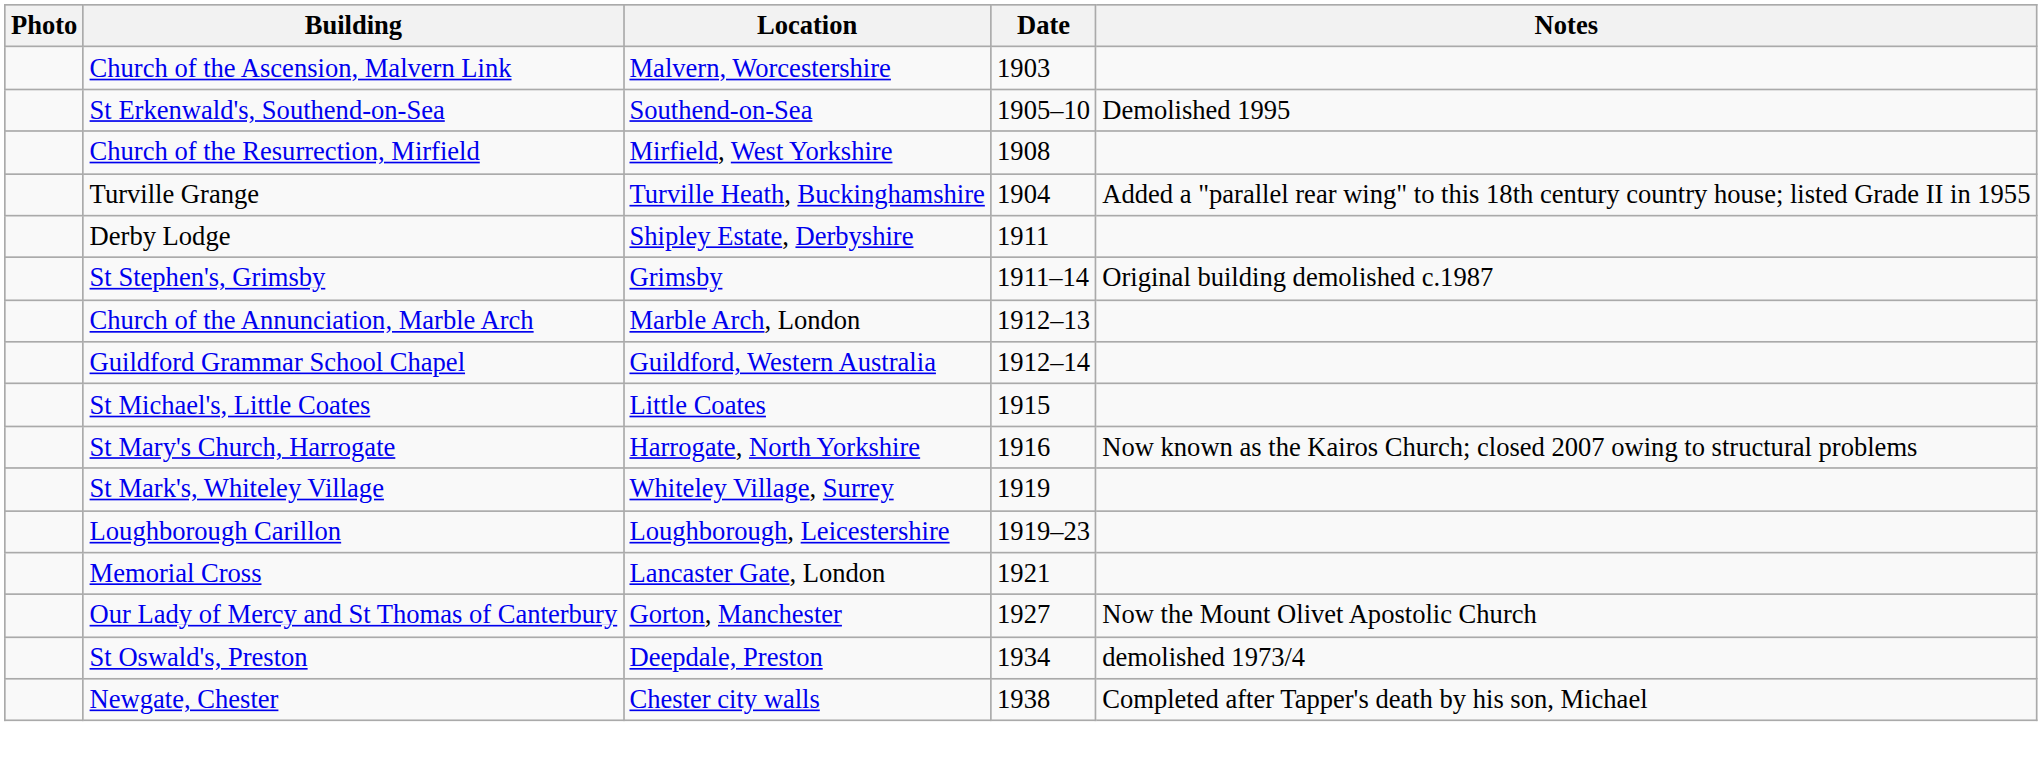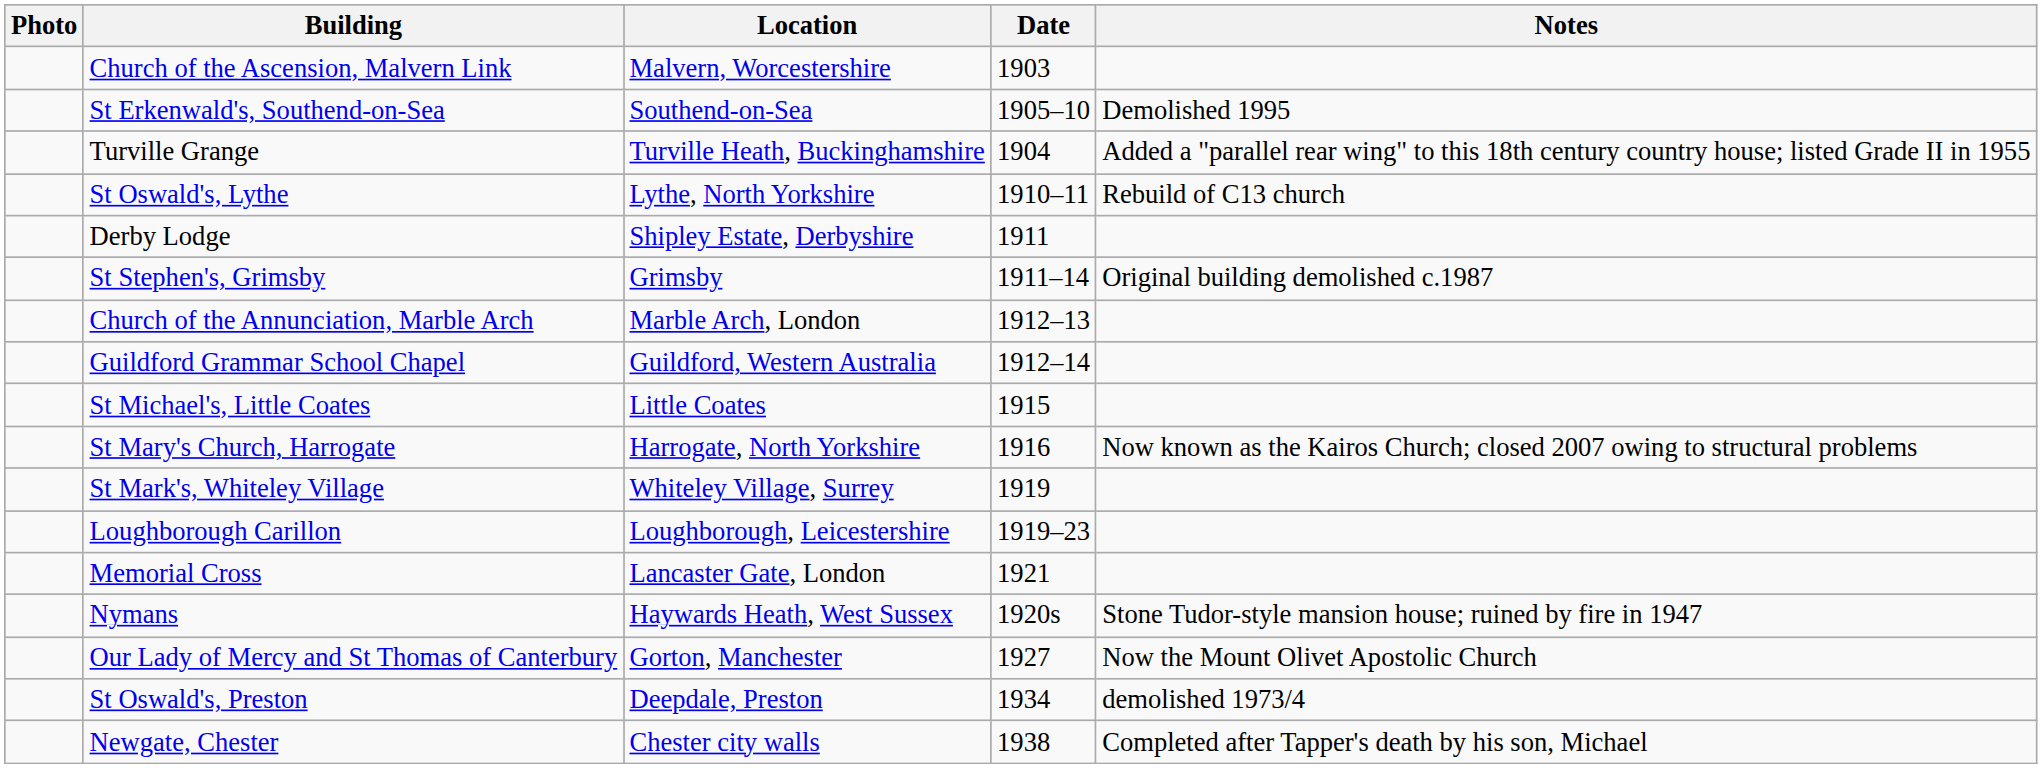- row: (285, 151)
+ row: (189, 194)
+ row: (134, 615)
